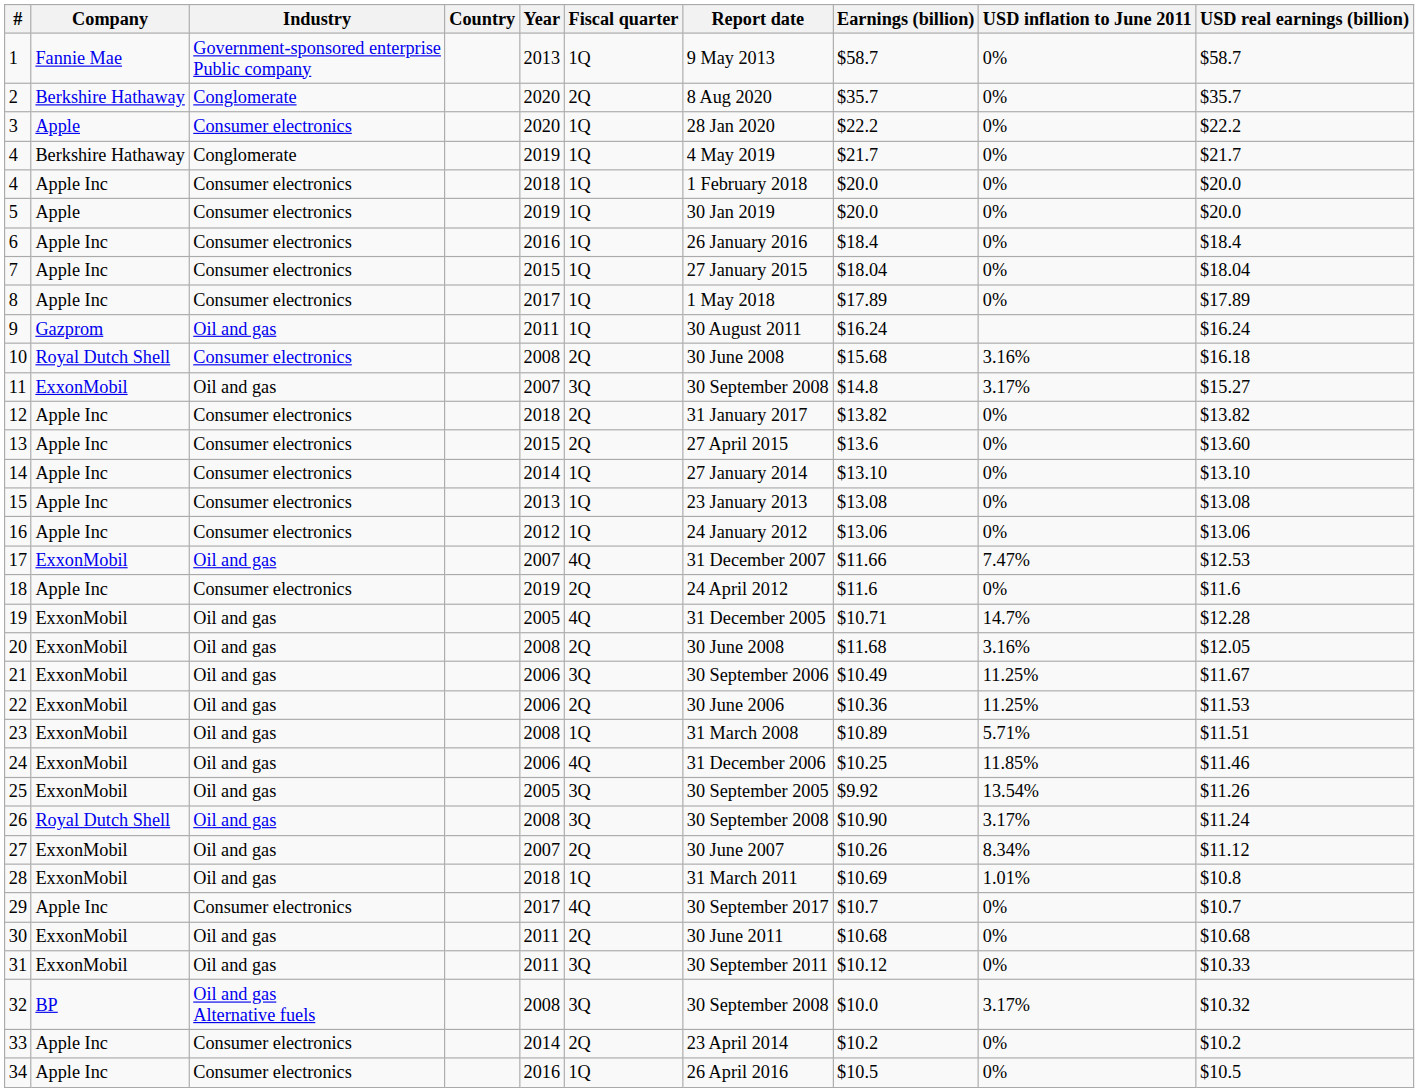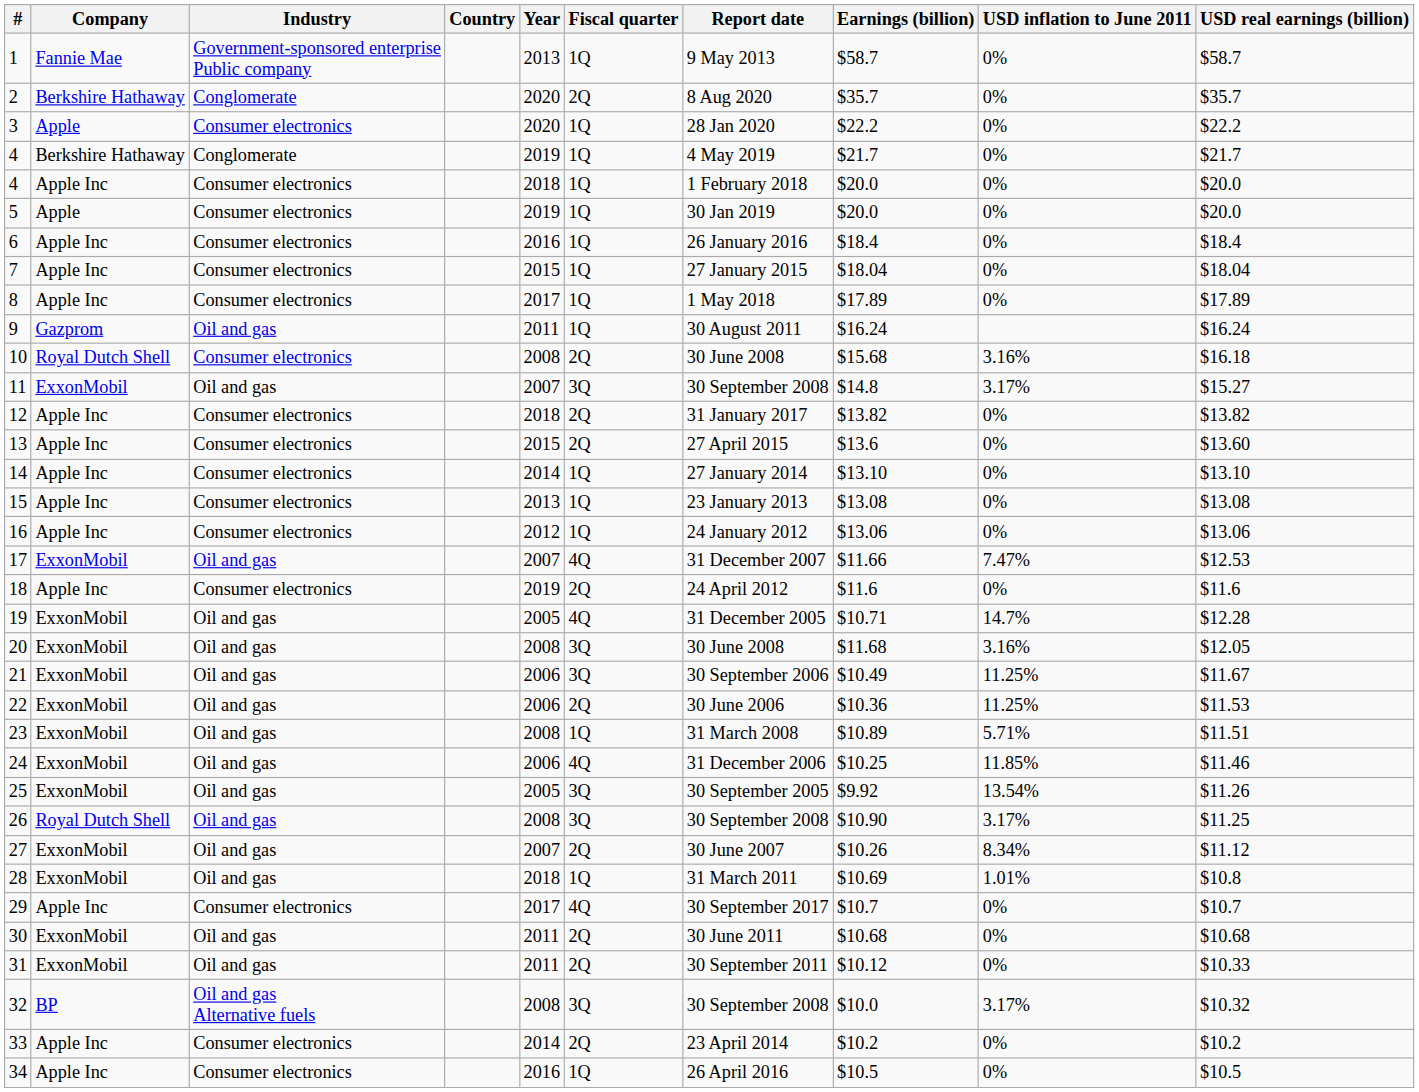(580, 646) 2Q -> (580, 646) 3Q
(1225, 820) $11.24 -> (1225, 820) $11.25
(580, 965) 3Q -> (580, 965) 2Q
